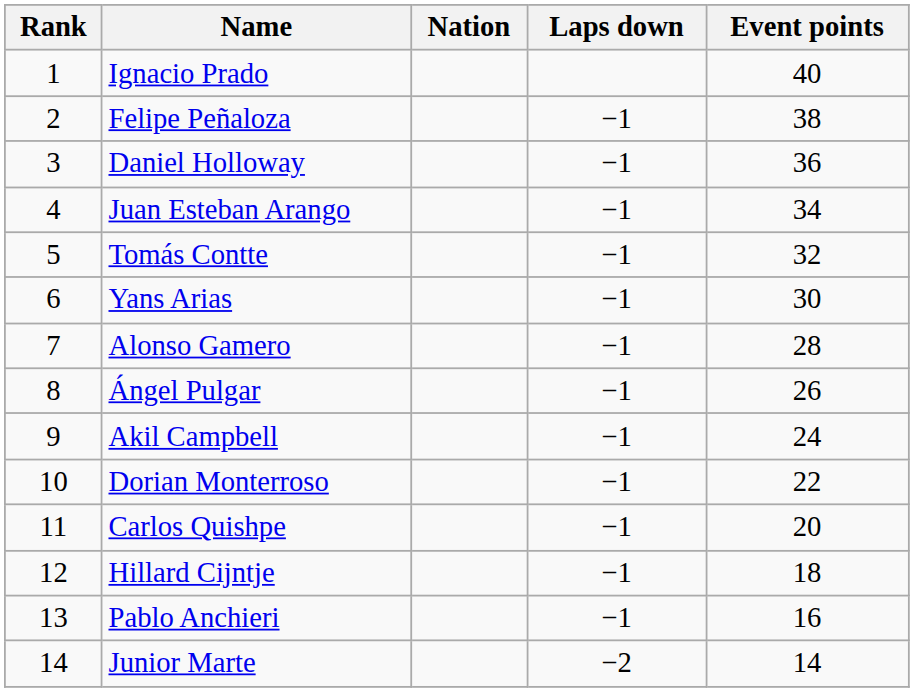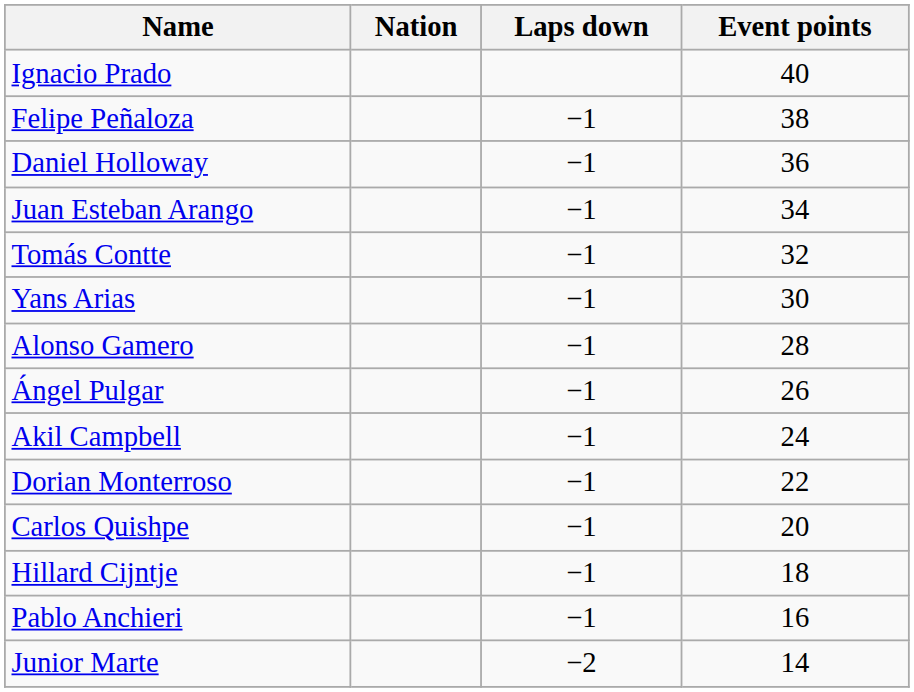- column: (53, 27)
